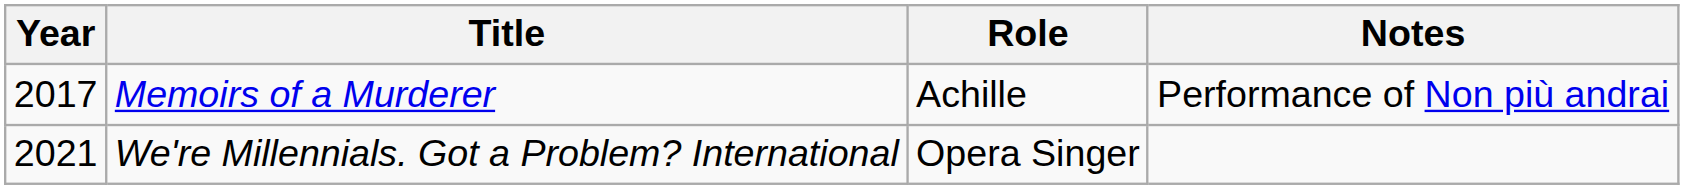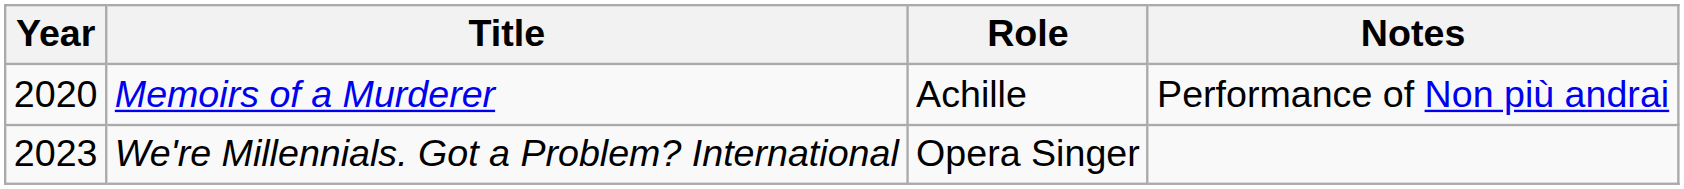(56, 93) 2017 -> (56, 93) 2020
(56, 153) 2021 -> (56, 153) 2023
